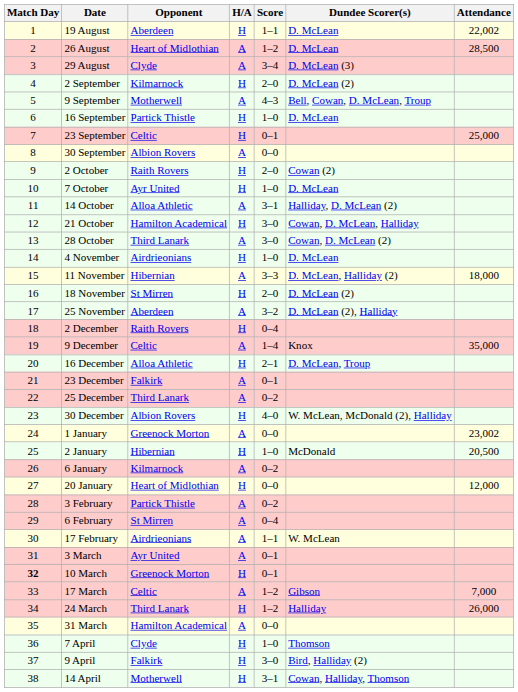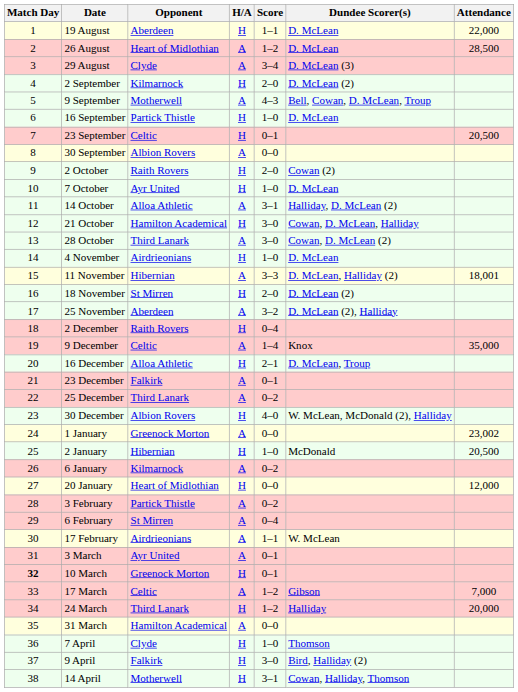(484, 30) 22,002 -> (484, 30) 22,000
(484, 135) 25,000 -> (484, 135) 20,500
(484, 275) 18,000 -> (484, 275) 18,001
(484, 608) 26,000 -> (484, 608) 20,000
